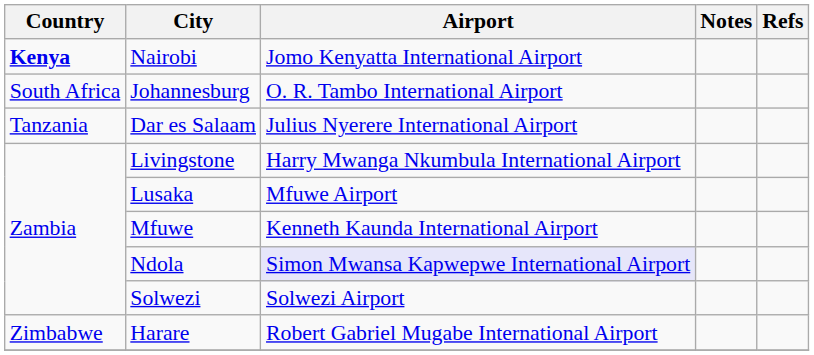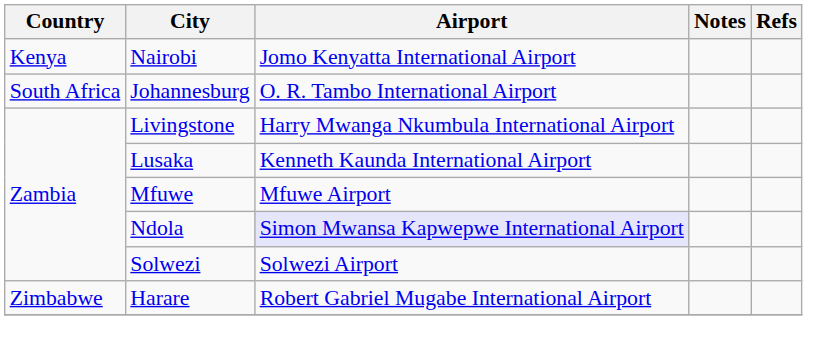(40, 56) bold -> (38, 56) normal
- row: (193, 125)
(332, 194) Mfuwe Airport -> (426, 159) Kenneth Kaunda International Airport
(432, 228) Kenneth Kaunda International Airport -> (325, 194) Mfuwe Airport
